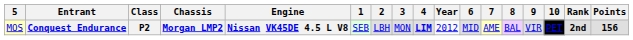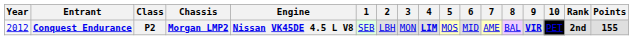columns swapped: (447, 12) <-> (15, 12)
(533, 27) normal -> (533, 27) bold
(610, 27) 156 -> (610, 27) 155
